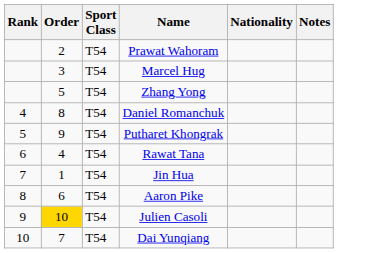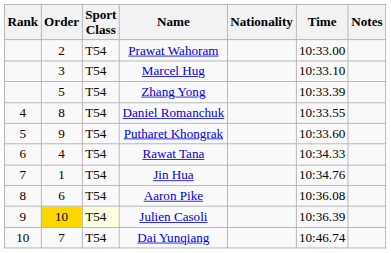+ column: (322, 22)
(96, 216) no background -> (96, 216) lightyellow background
